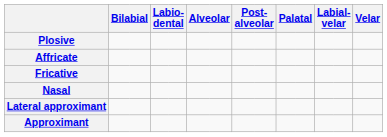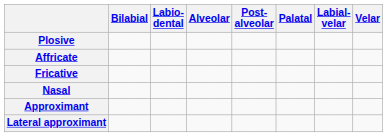rows swapped: (56, 123) <-> (56, 106)
